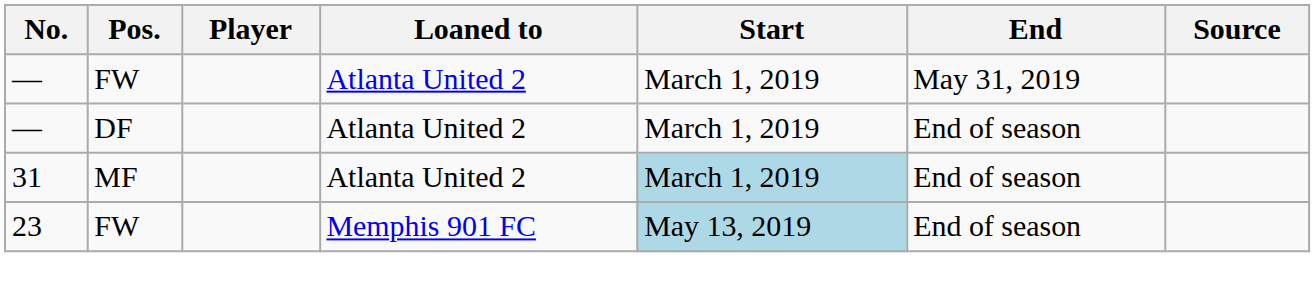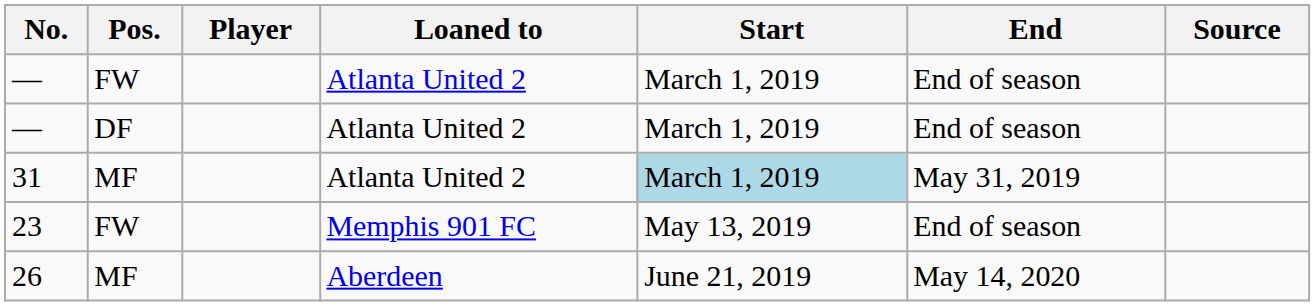(997, 78) May 31, 2019 -> (997, 78) End of season
(997, 177) End of season -> (997, 177) May 31, 2019
(728, 226) lightblue background -> (728, 226) no background
+ row: (27, 276)
